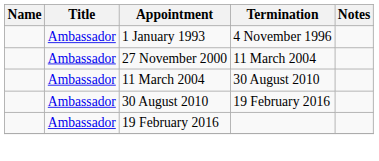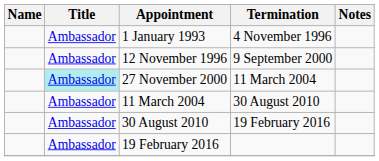+ row: (175, 58)
(82, 58) no background -> (82, 79) paleturquoise background
